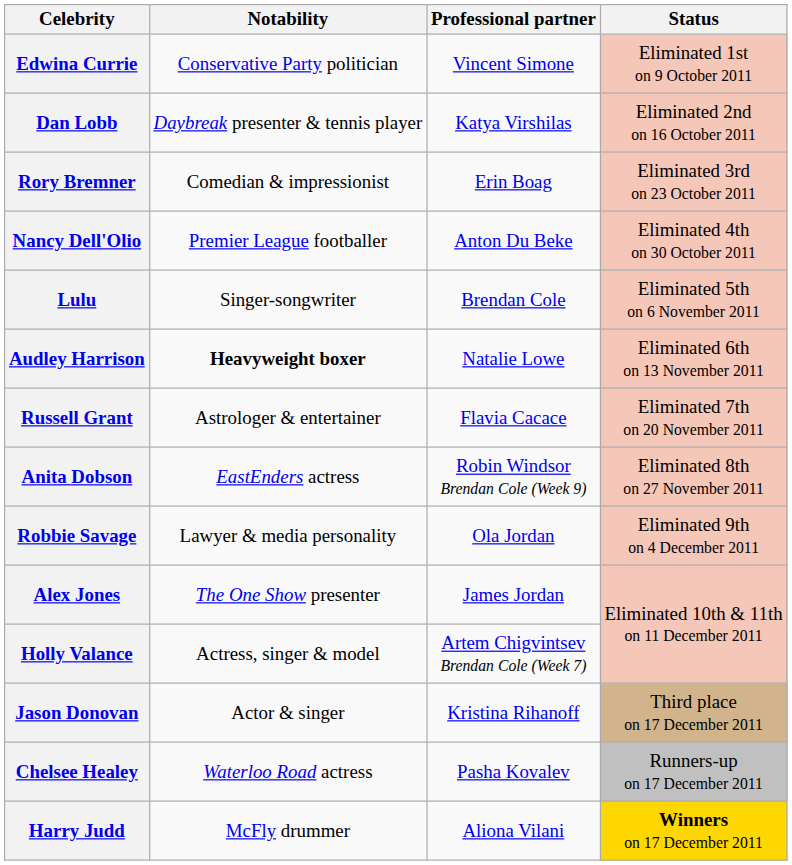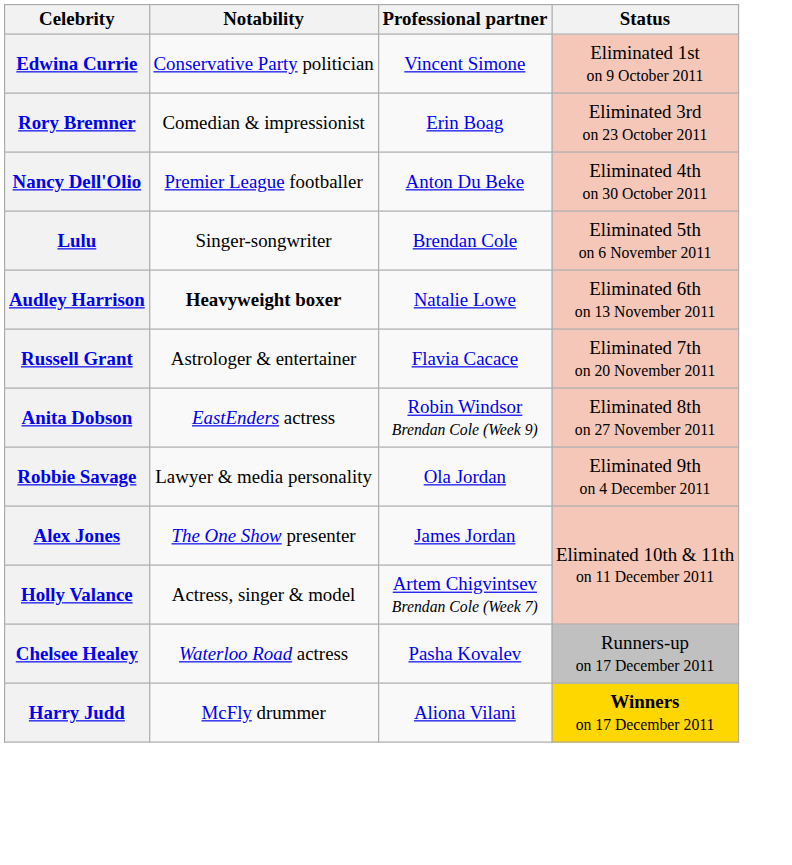- row: (77, 122)
- row: (77, 712)
